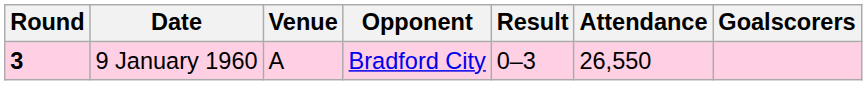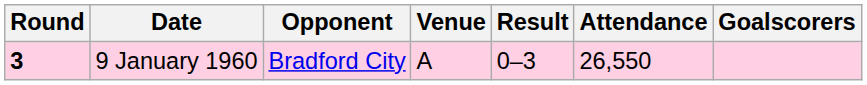columns swapped: (417, 23) <-> (303, 23)
